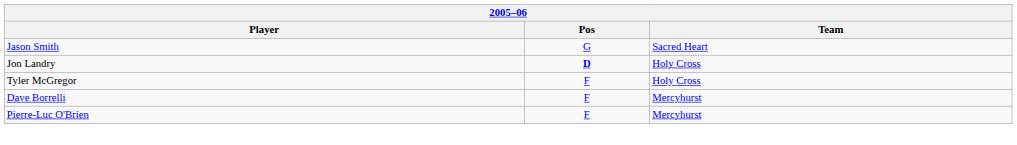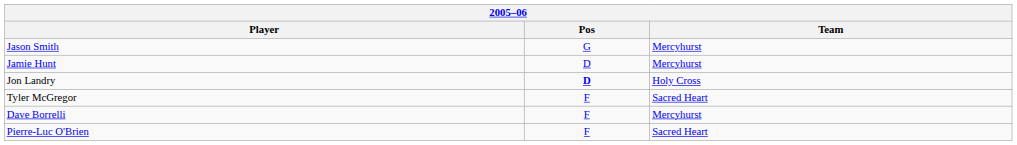(680, 47) Sacred Heart -> (677, 47) Mercyhurst
+ row: (31, 64)
(676, 81) Holy Cross -> (680, 98) Sacred Heart
(677, 115) Mercyhurst -> (680, 132) Sacred Heart
